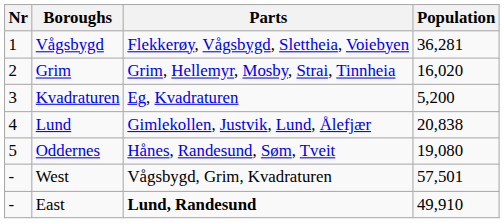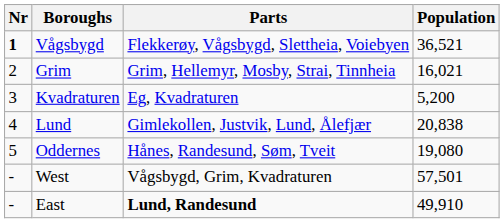(13, 44) normal -> (13, 44) bold
(440, 44) 36,281 -> (440, 44) 36,521
(440, 71) 16,020 -> (440, 71) 16,021
